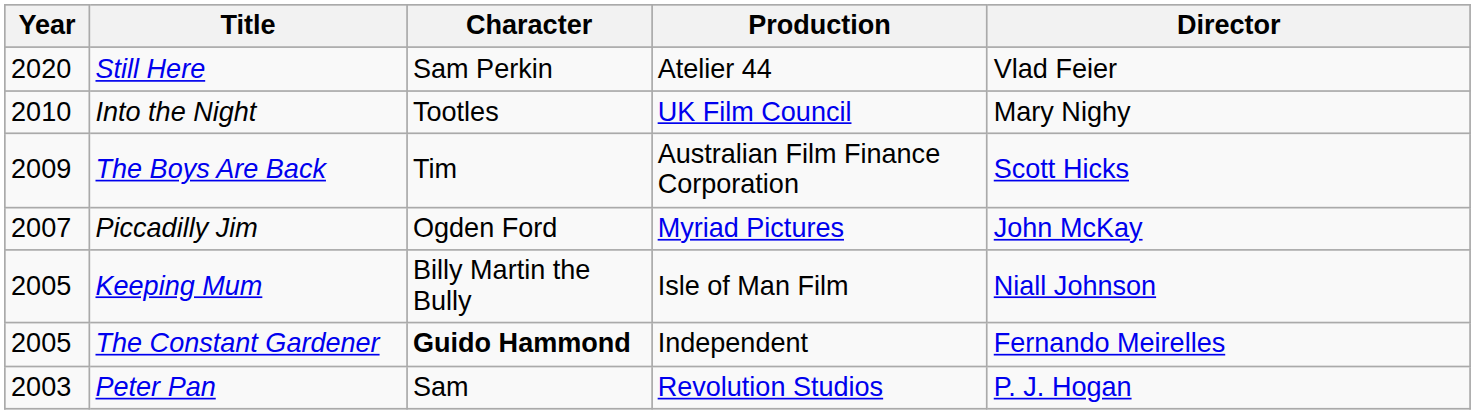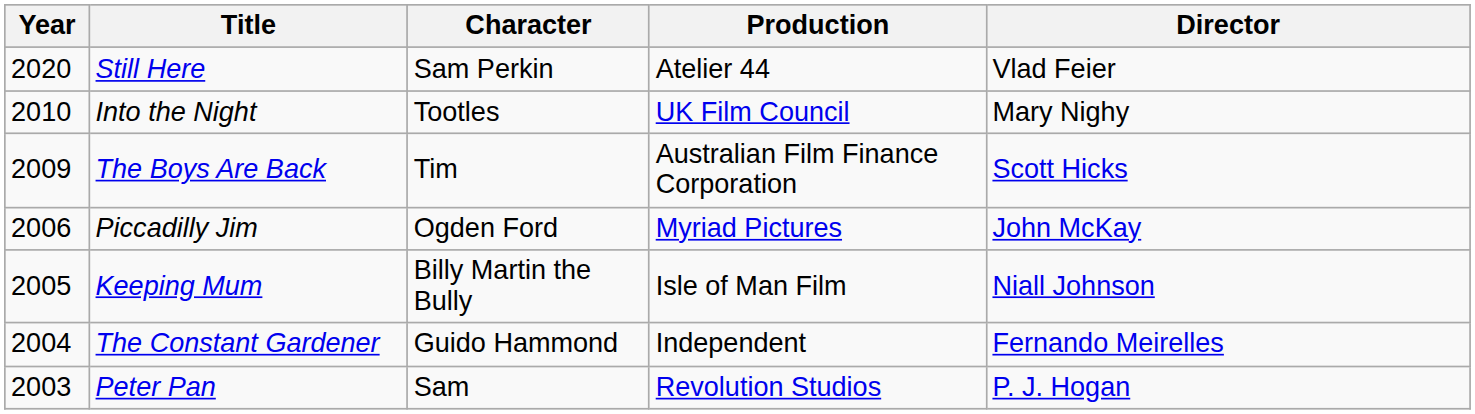(41, 227) 2007 -> (41, 227) 2006
(41, 344) 2005 -> (41, 344) 2004
(522, 344) bold -> (516, 344) normal
